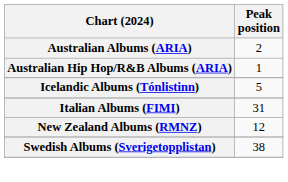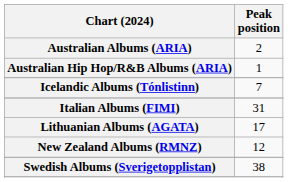(259, 87) 5 -> (259, 87) 7
+ row: (120, 127)
